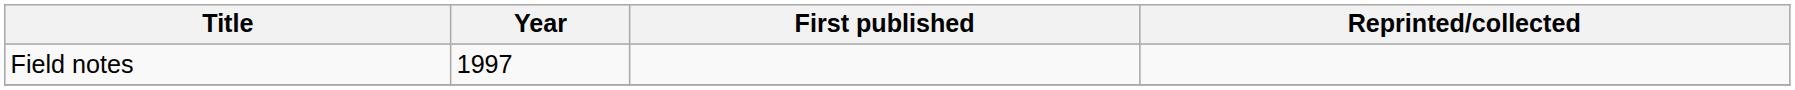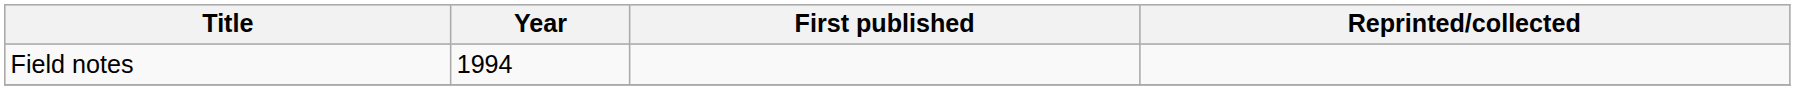(485, 64) 1997 -> (485, 64) 1994
